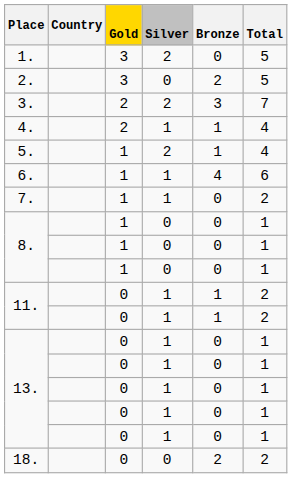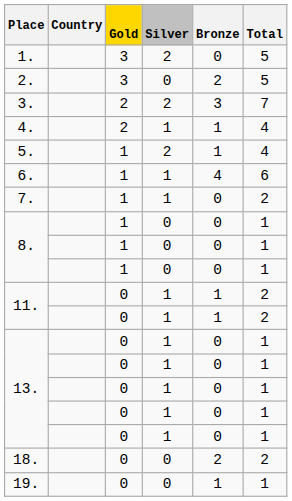+ row: (26, 484)
